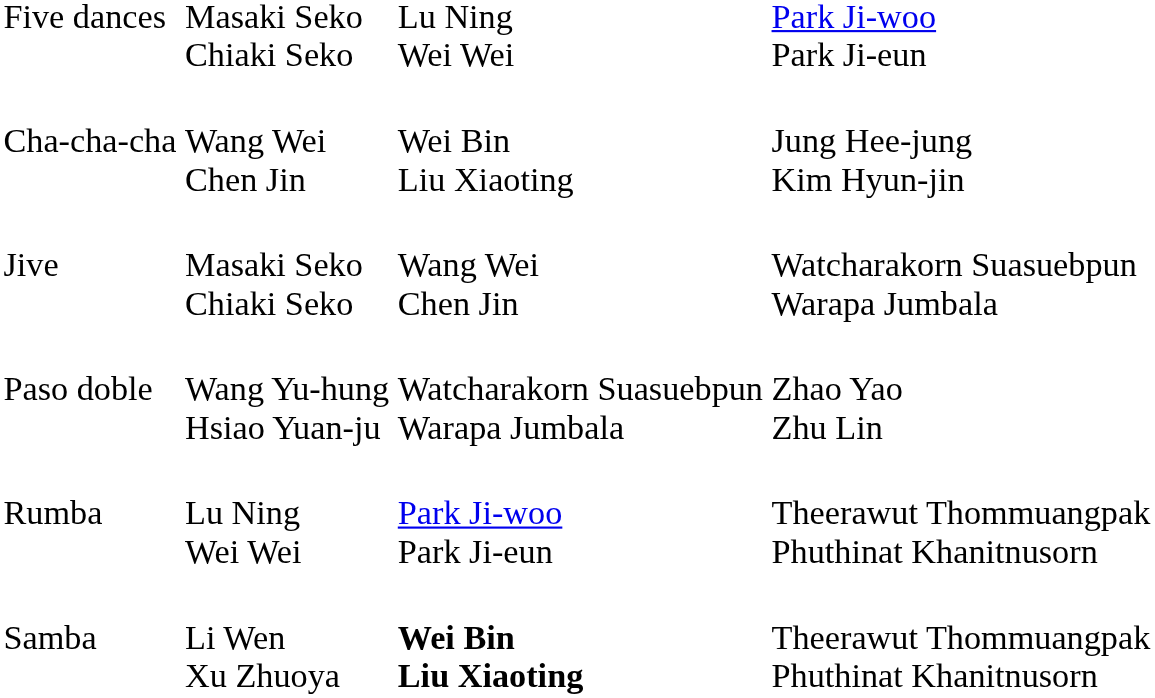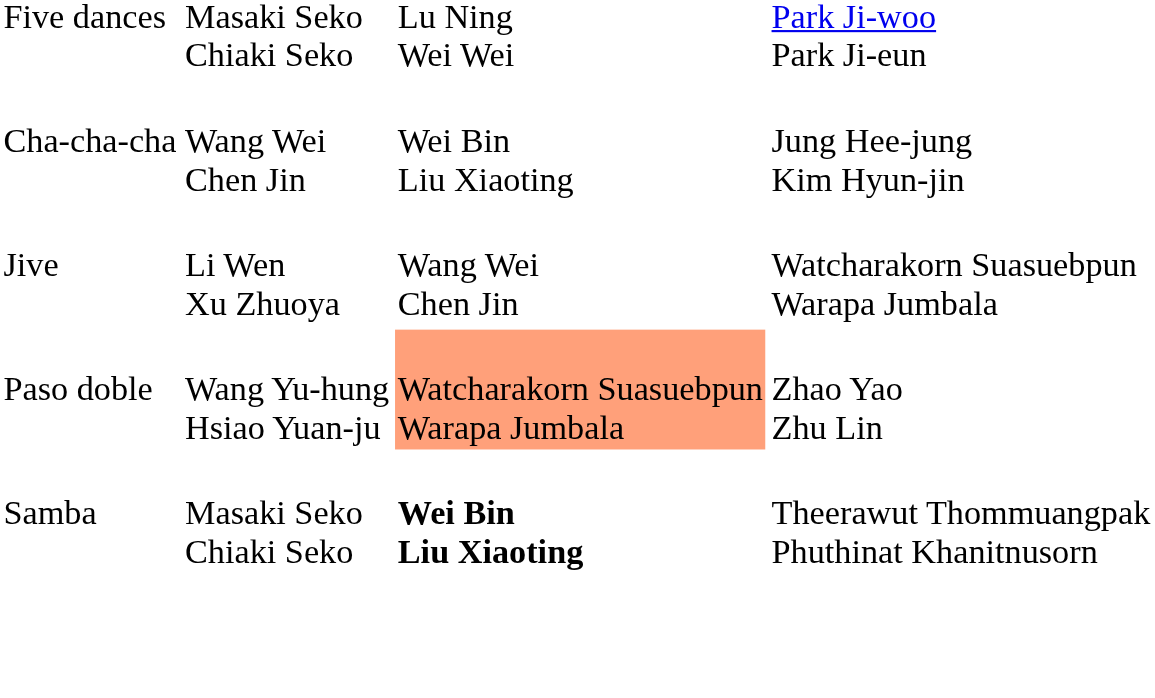(274, 284) Masaki Seko Chiaki Seko -> (262, 284) Li Wen Xu Zhuoya
(580, 408) no background -> (580, 408) lightsalmon background
- row: (53, 513)
(262, 656) Li Wen Xu Zhuoya -> (274, 532) Masaki Seko Chiaki Seko
